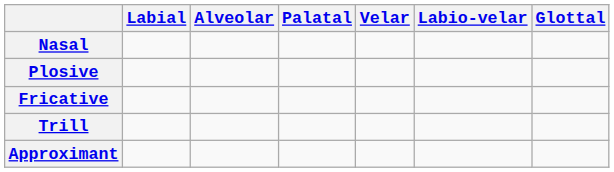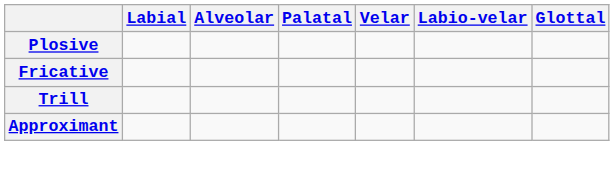- row: (64, 45)
